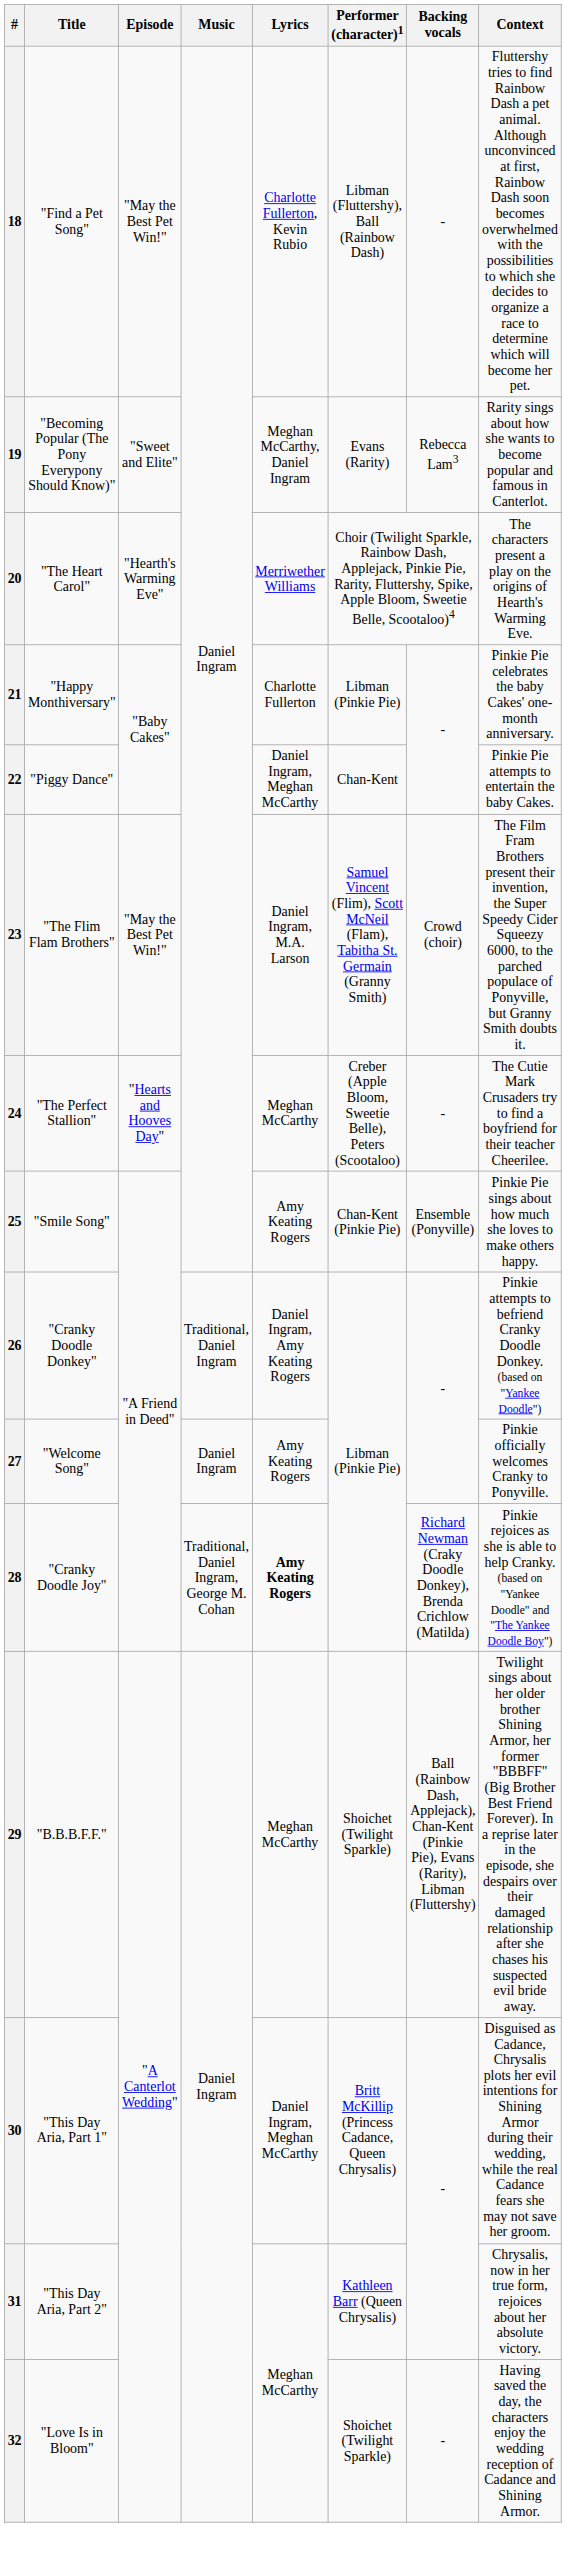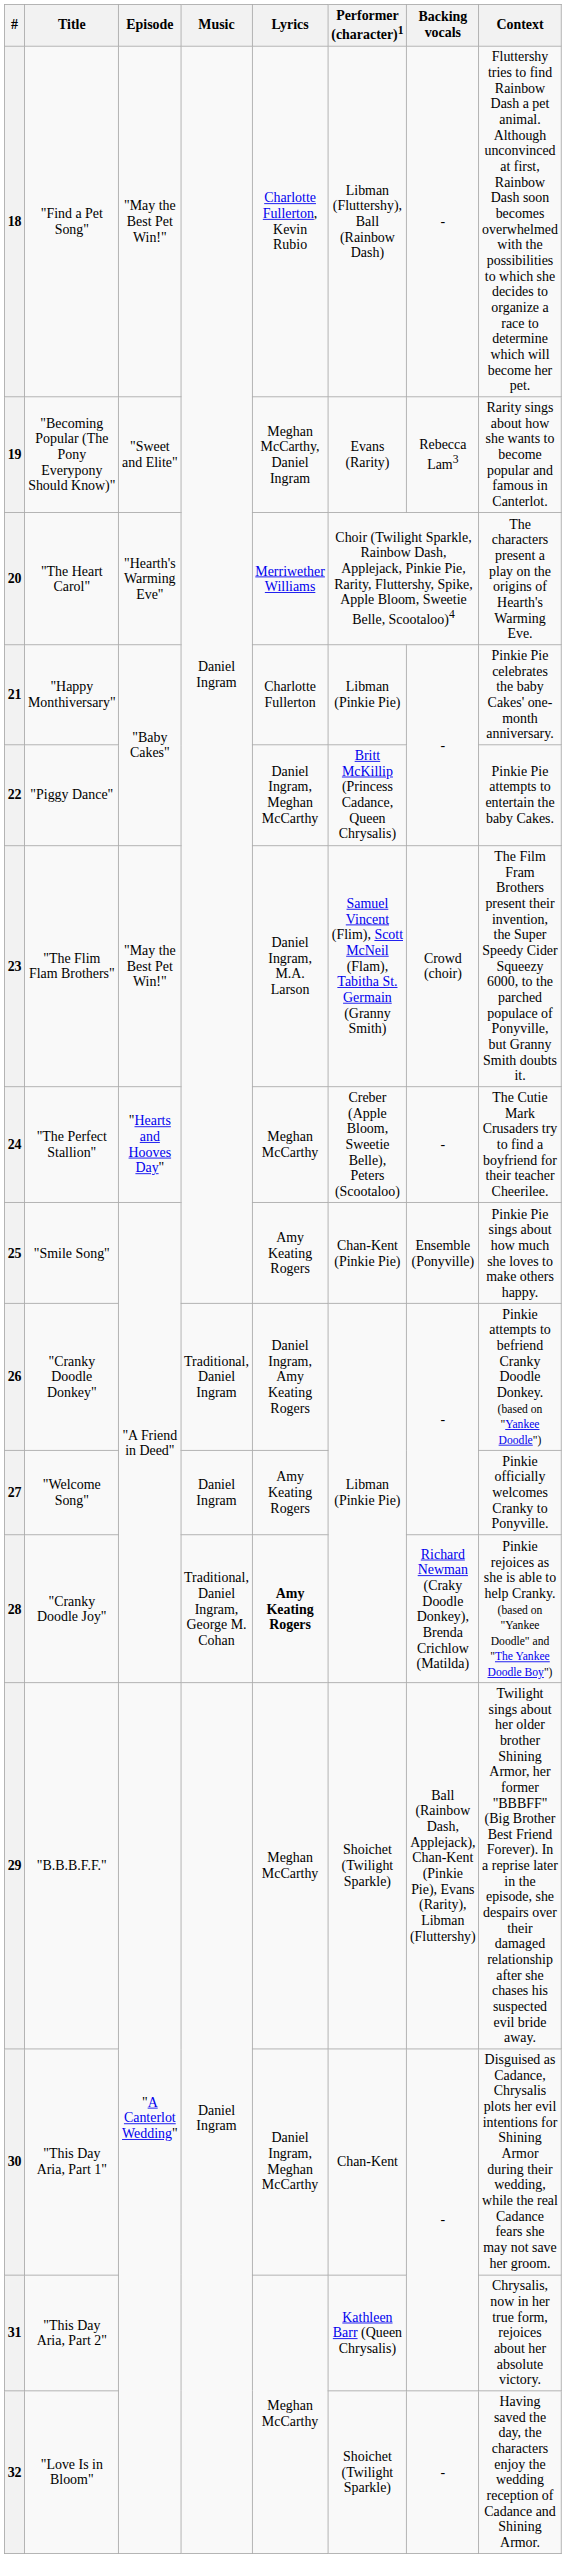(367, 779) Chan-Kent -> (367, 795) Britt McKillip (Princess Cadance, Queen Chrysalis)
(367, 2130) Britt McKillip (Princess Cadance, Queen Chrysalis) -> (367, 2162) Chan-Kent
